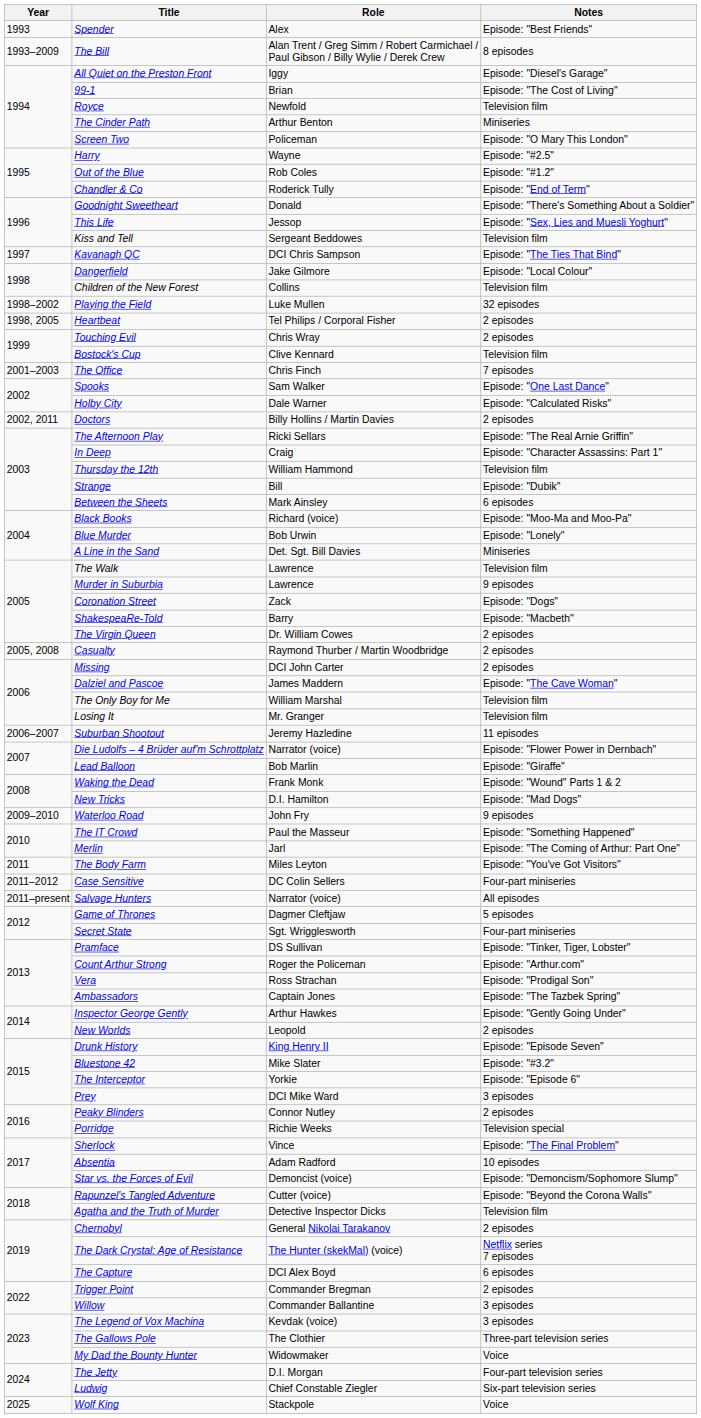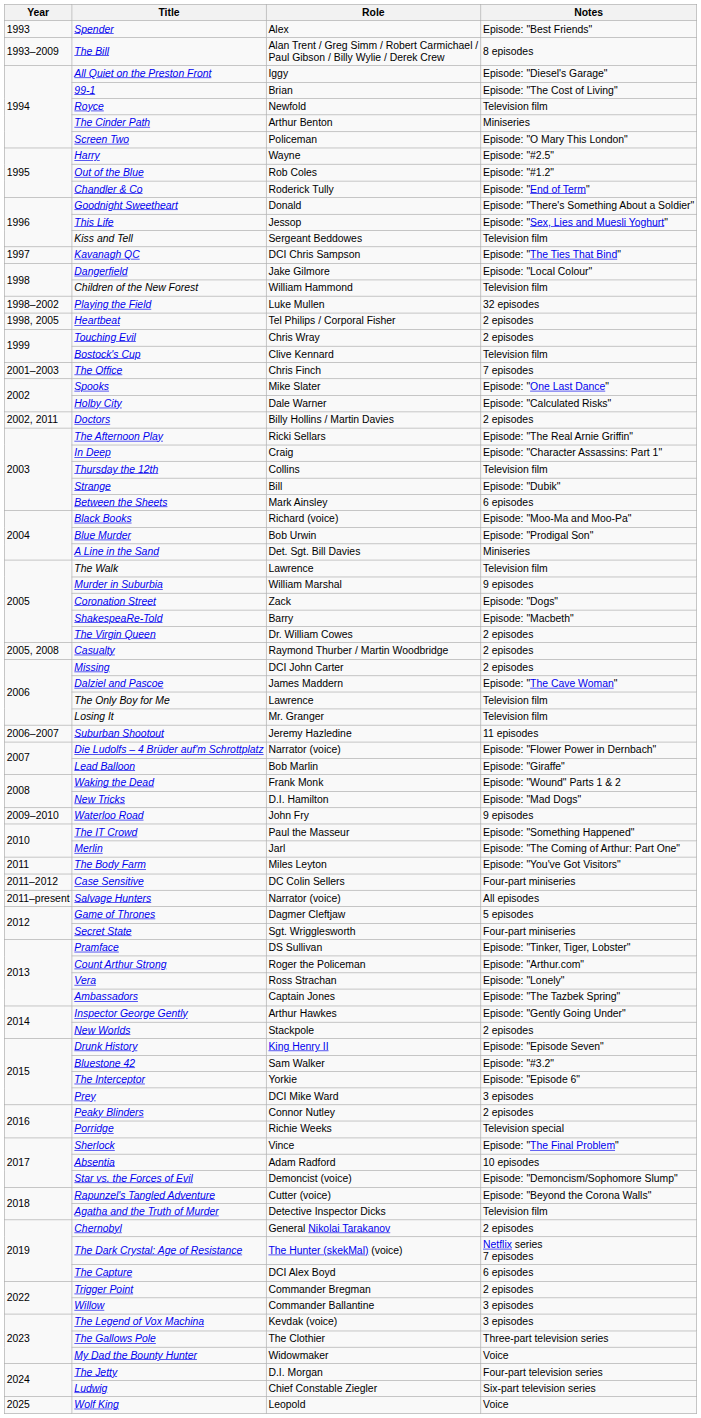(284, 288) Collins -> (311, 288) William Hammond
(297, 387) Sam Walker -> (294, 387) Mike Slater
(311, 469) William Hammond -> (284, 469) Collins
(524, 535) Episode: "Lonely" -> (538, 535) Episode: "Prodigal Son"
(291, 585) Lawrence -> (305, 585) William Marshal
(305, 700) William Marshal -> (291, 700) Lawrence
(538, 981) Episode: "Prodigal Son" -> (524, 981) Episode: "Lonely"
(287, 1030) Leopold -> (291, 1030) Stackpole
(294, 1063) Mike Slater -> (297, 1063) Sam Walker
(291, 1405) Stackpole -> (287, 1405) Leopold
